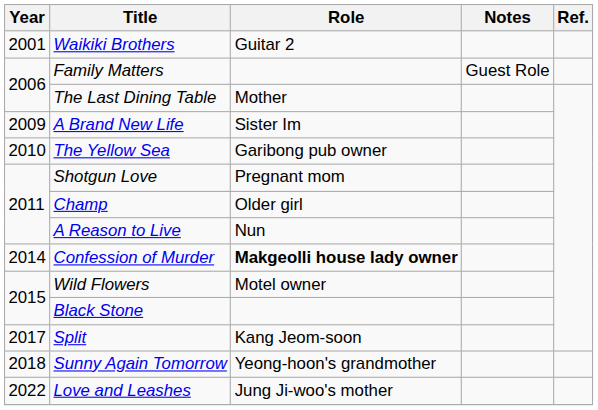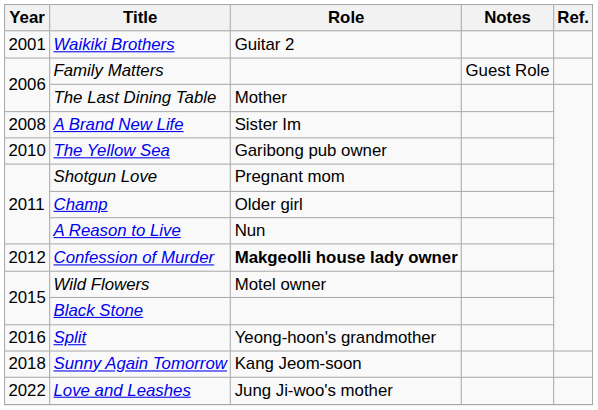(27, 124) 2009 -> (27, 124) 2008
(27, 257) 2014 -> (27, 257) 2012
(27, 337) 2017 -> (27, 337) 2016
(298, 337) Kang Jeom-soon -> (335, 337) Yeong-hoon's grandmother
(335, 364) Yeong-hoon's grandmother -> (298, 364) Kang Jeom-soon
